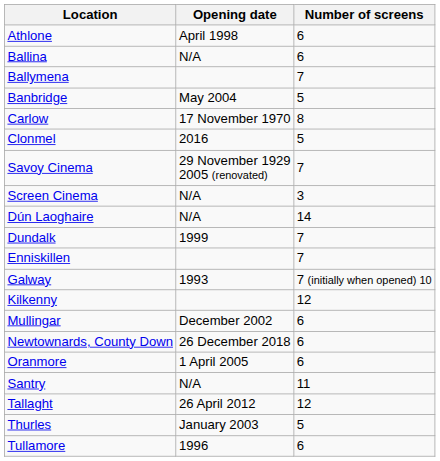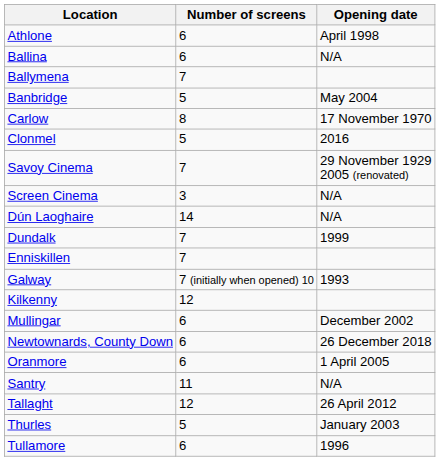columns swapped: (364, 14) <-> (235, 14)
